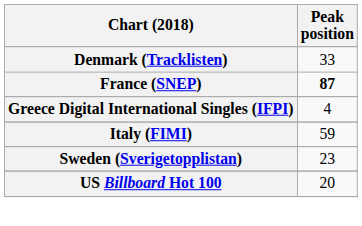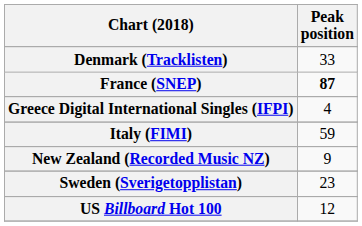+ row: (151, 158)
(327, 183) 20 -> (327, 208) 12
